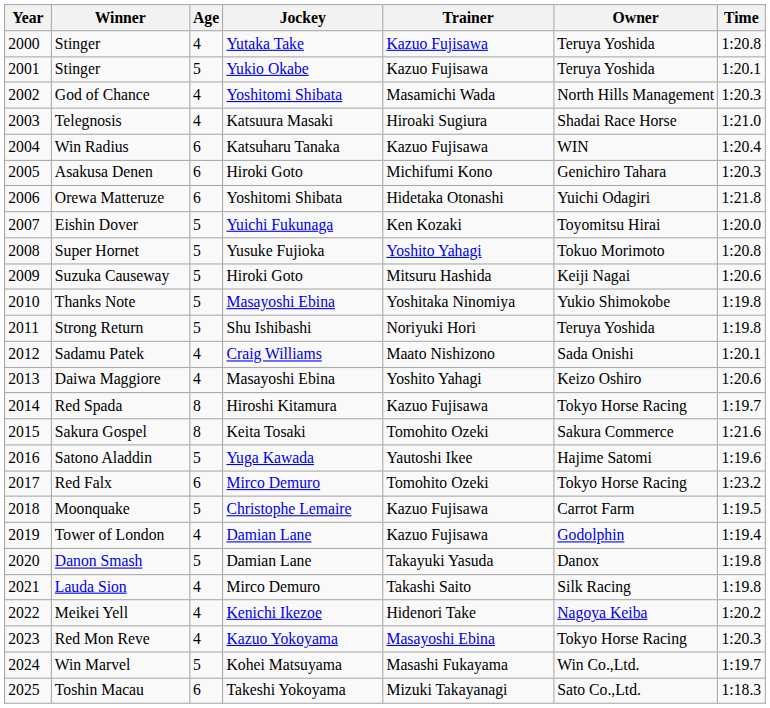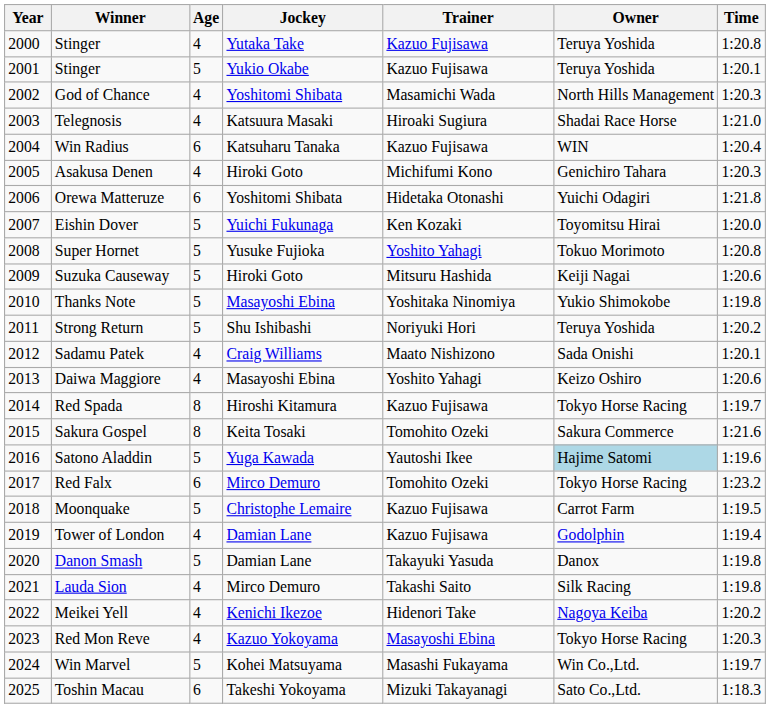(197, 173) 6 -> (197, 173) 4
(741, 328) 1:19.8 -> (741, 328) 1:20.2
(605, 457) no background -> (605, 457) lightblue background
